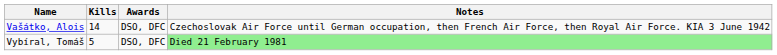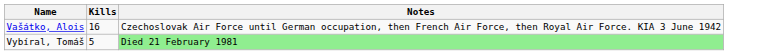- column: (143, 12)
(94, 27) 14 -> (94, 27) 16
